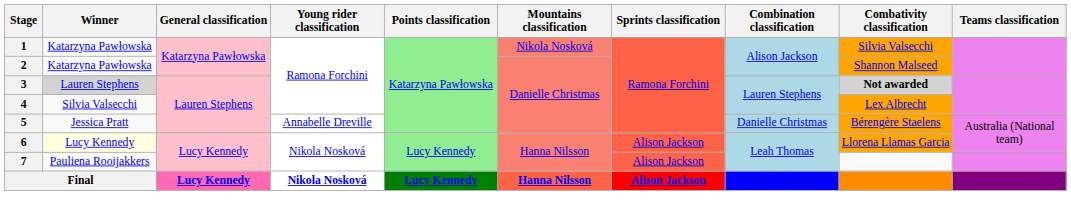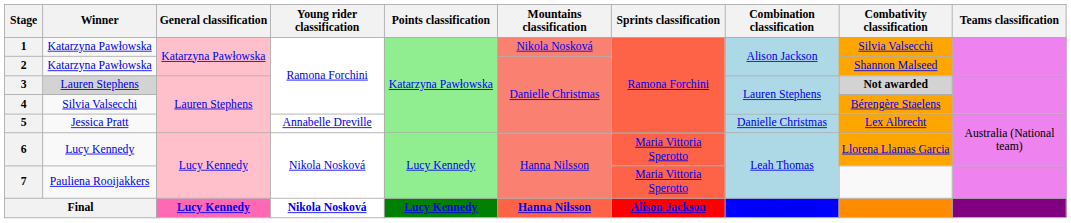(896, 103) Lex Albrecht -> (896, 103) Bérengère Staelens
(896, 123) Bérengère Staelens -> (896, 123) Lex Albrecht
(100, 142) lightyellow background -> (100, 148) no background
(668, 142) Alison Jackson -> (668, 148) Maria Vittoria Sperotto
(668, 161) Alison Jackson -> (668, 181) Maria Vittoria Sperotto
